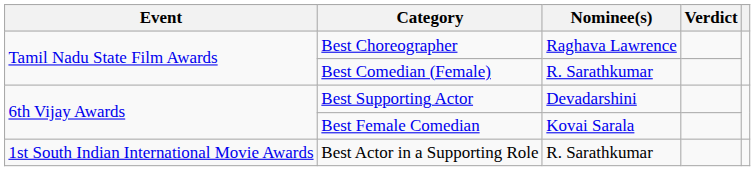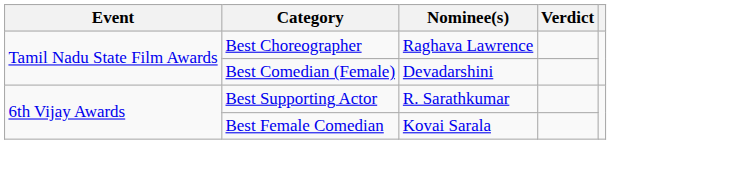(600, 71) R. Sarathkumar -> (448, 71) Devadarshini
(592, 98) Devadarshini -> (456, 98) R. Sarathkumar
- row: (430, 152)
